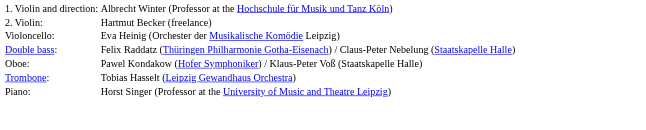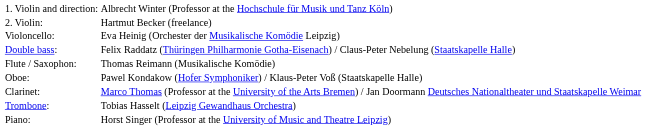+ row: (41, 64)
+ row: (23, 91)
